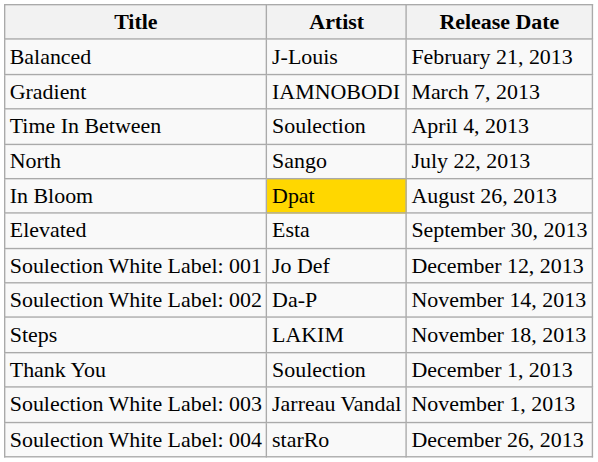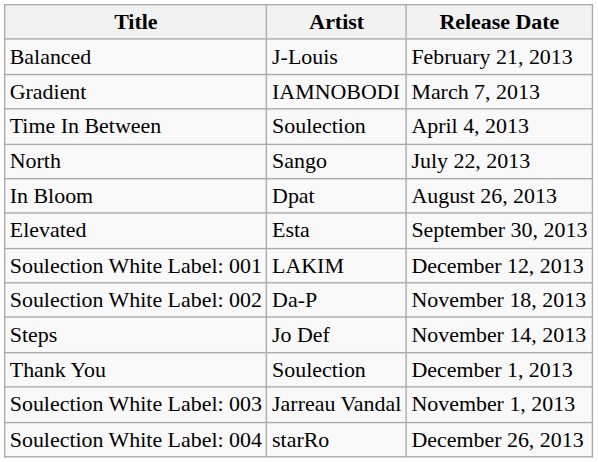(293, 195) gold background -> (293, 195) no background
(301, 265) Jo Def -> (308, 265) LAKIM
(499, 299) November 14, 2013 -> (499, 299) November 18, 2013
(308, 334) LAKIM -> (301, 334) Jo Def
(499, 334) November 18, 2013 -> (499, 334) November 14, 2013
